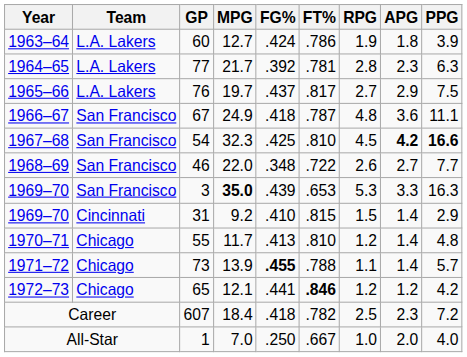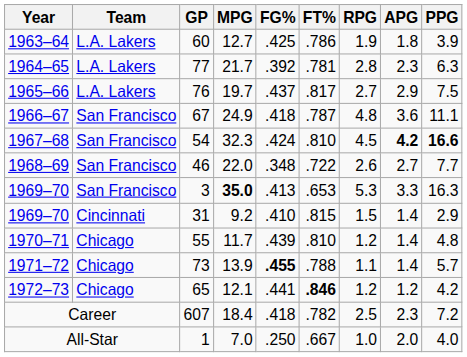(280, 42) .424 -> (280, 42) .425
(280, 141) .425 -> (280, 141) .424
(280, 191) .439 -> (280, 191) .413
(280, 240) .413 -> (280, 240) .439
